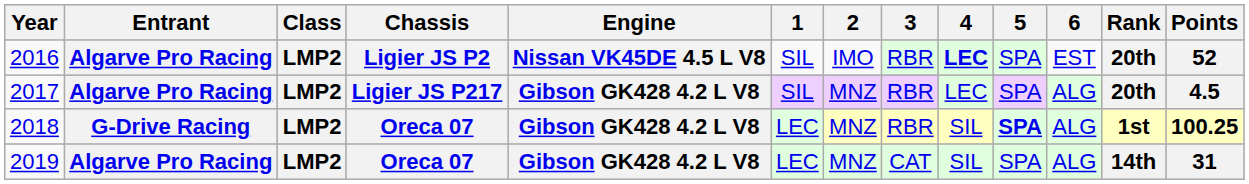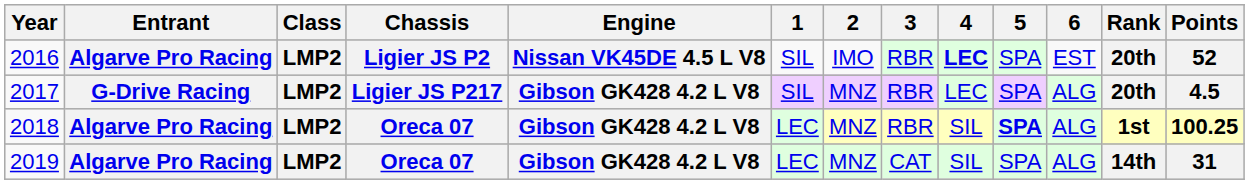(171, 92) Algarve Pro Racing -> (171, 92) G-Drive Racing
(171, 127) G-Drive Racing -> (171, 127) Algarve Pro Racing
